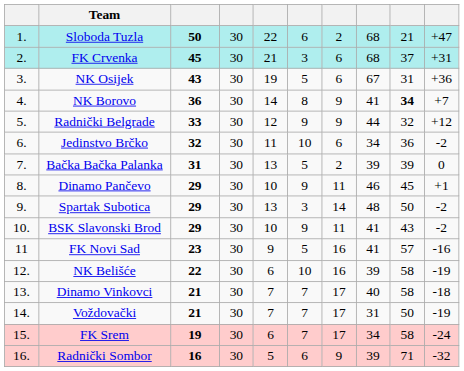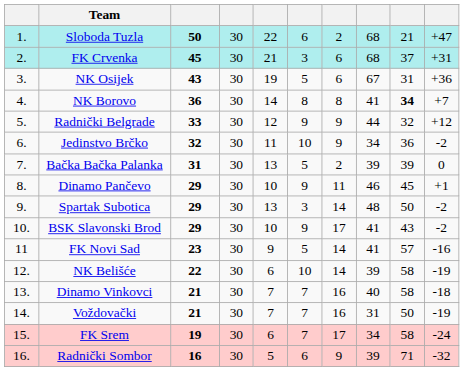(339, 100) 9 -> (339, 100) 8
(339, 143) 6 -> (339, 143) 9
(339, 228) 11 -> (339, 228) 17
(339, 249) 16 -> (339, 249) 14
(339, 270) 16 -> (339, 270) 14
(339, 292) 17 -> (339, 292) 16
(339, 313) 17 -> (339, 313) 16
